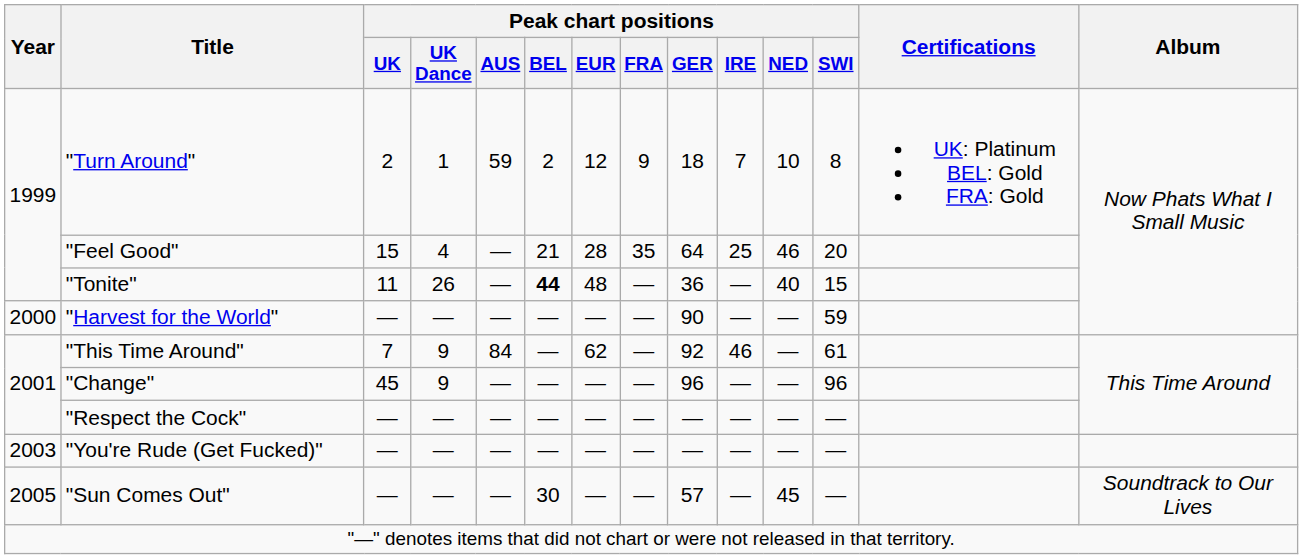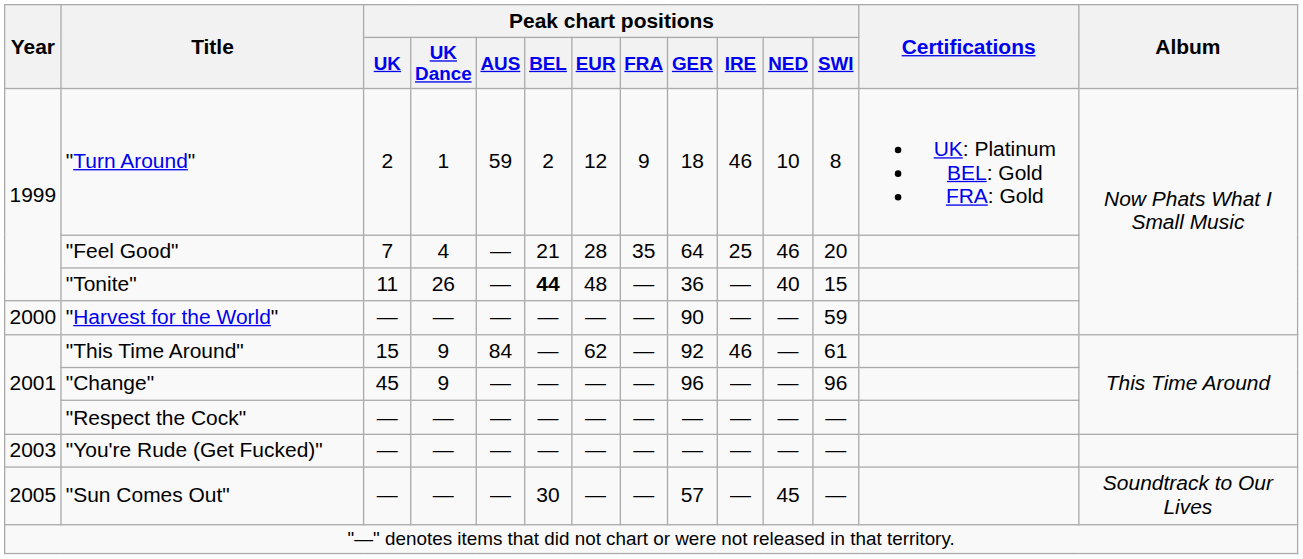(740, 161) 7 -> (740, 161) 46
(387, 251) 15 -> (387, 251) 7
(387, 350) 7 -> (387, 350) 15
